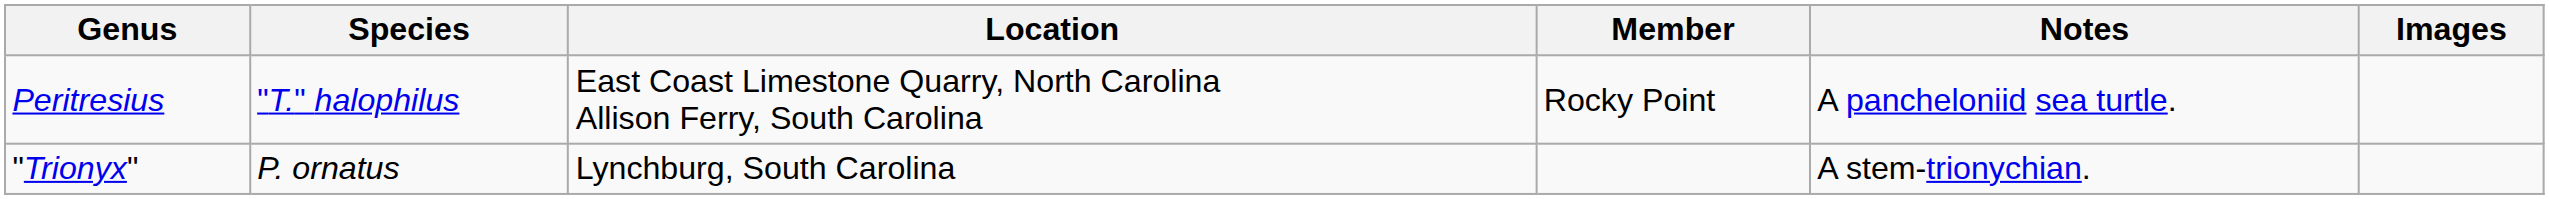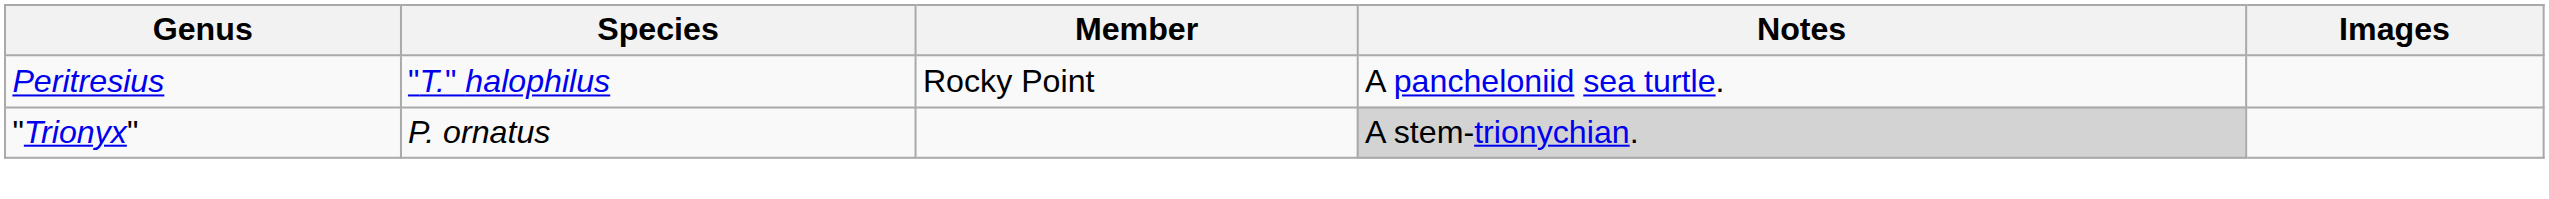- column: (1052, 30)
(1954, 168) no background -> (1502, 132) lightgrey background
